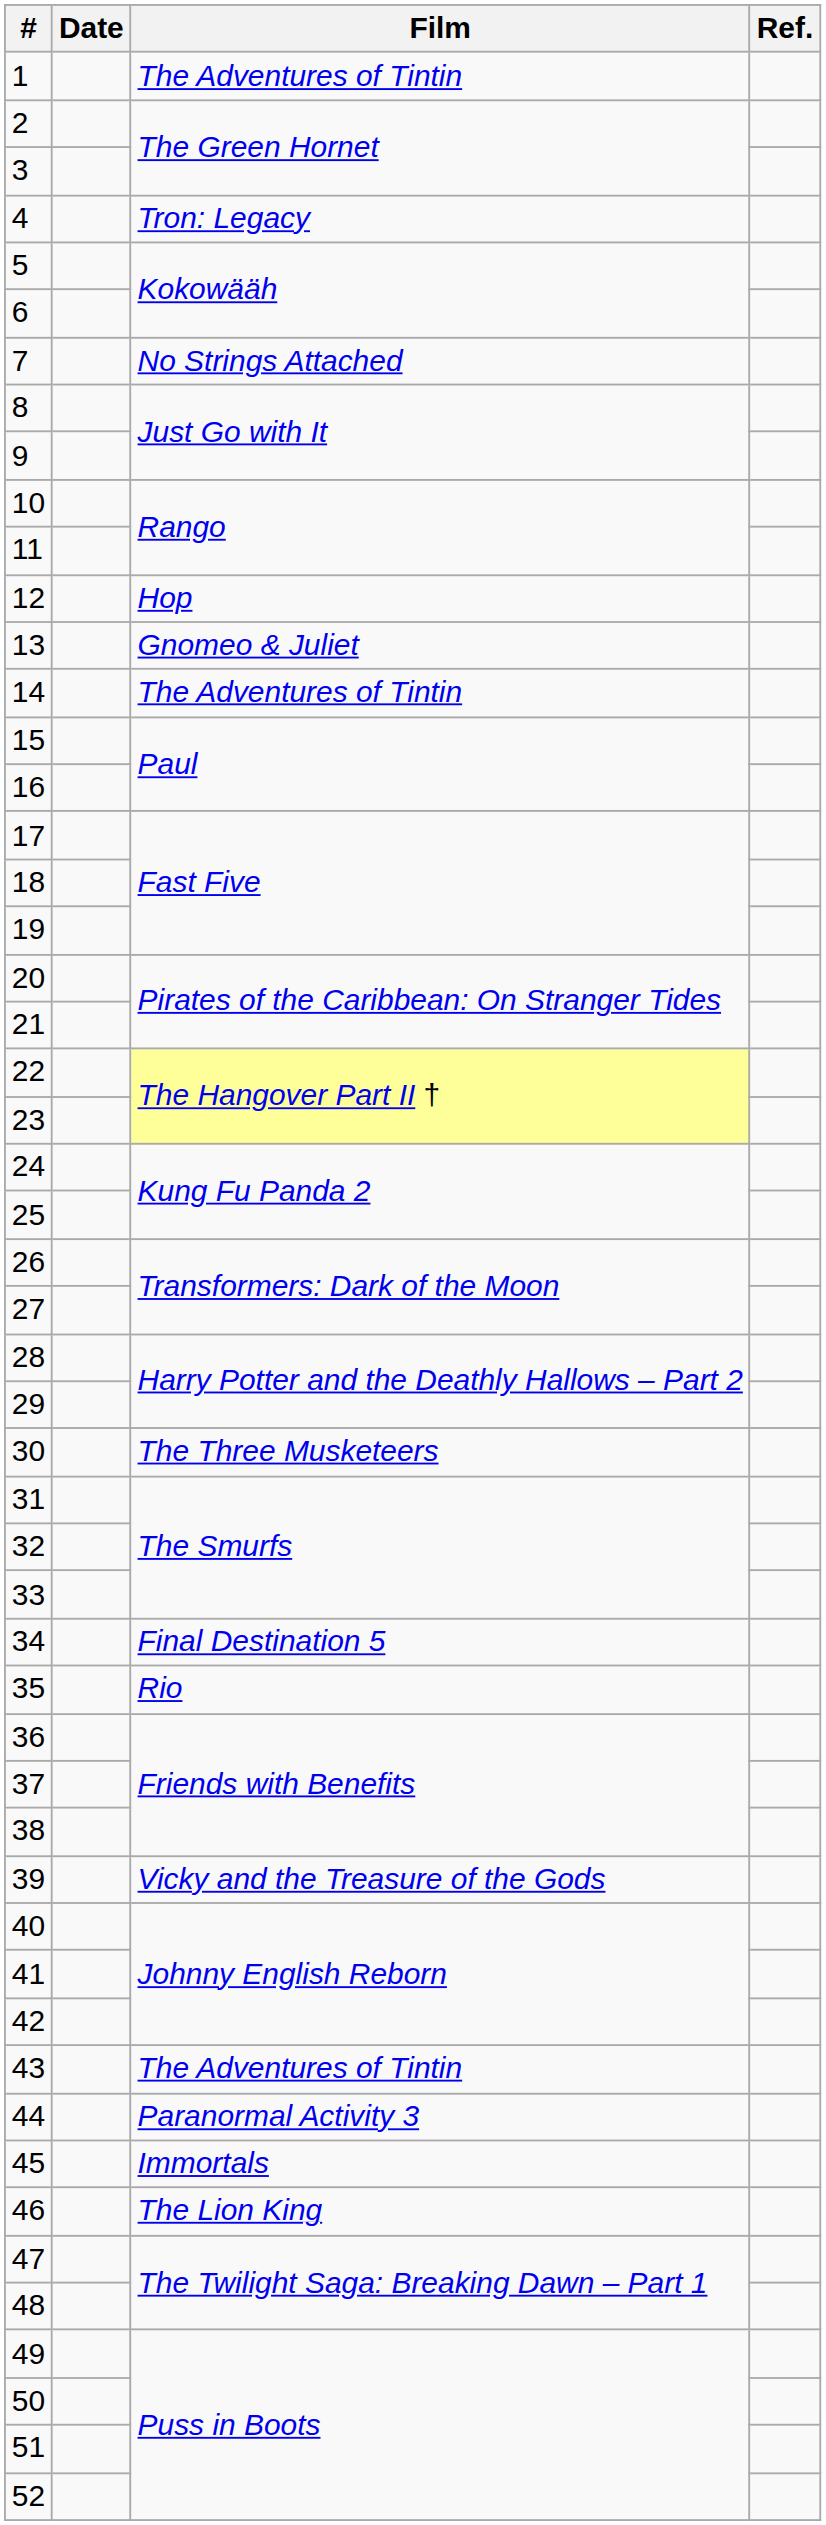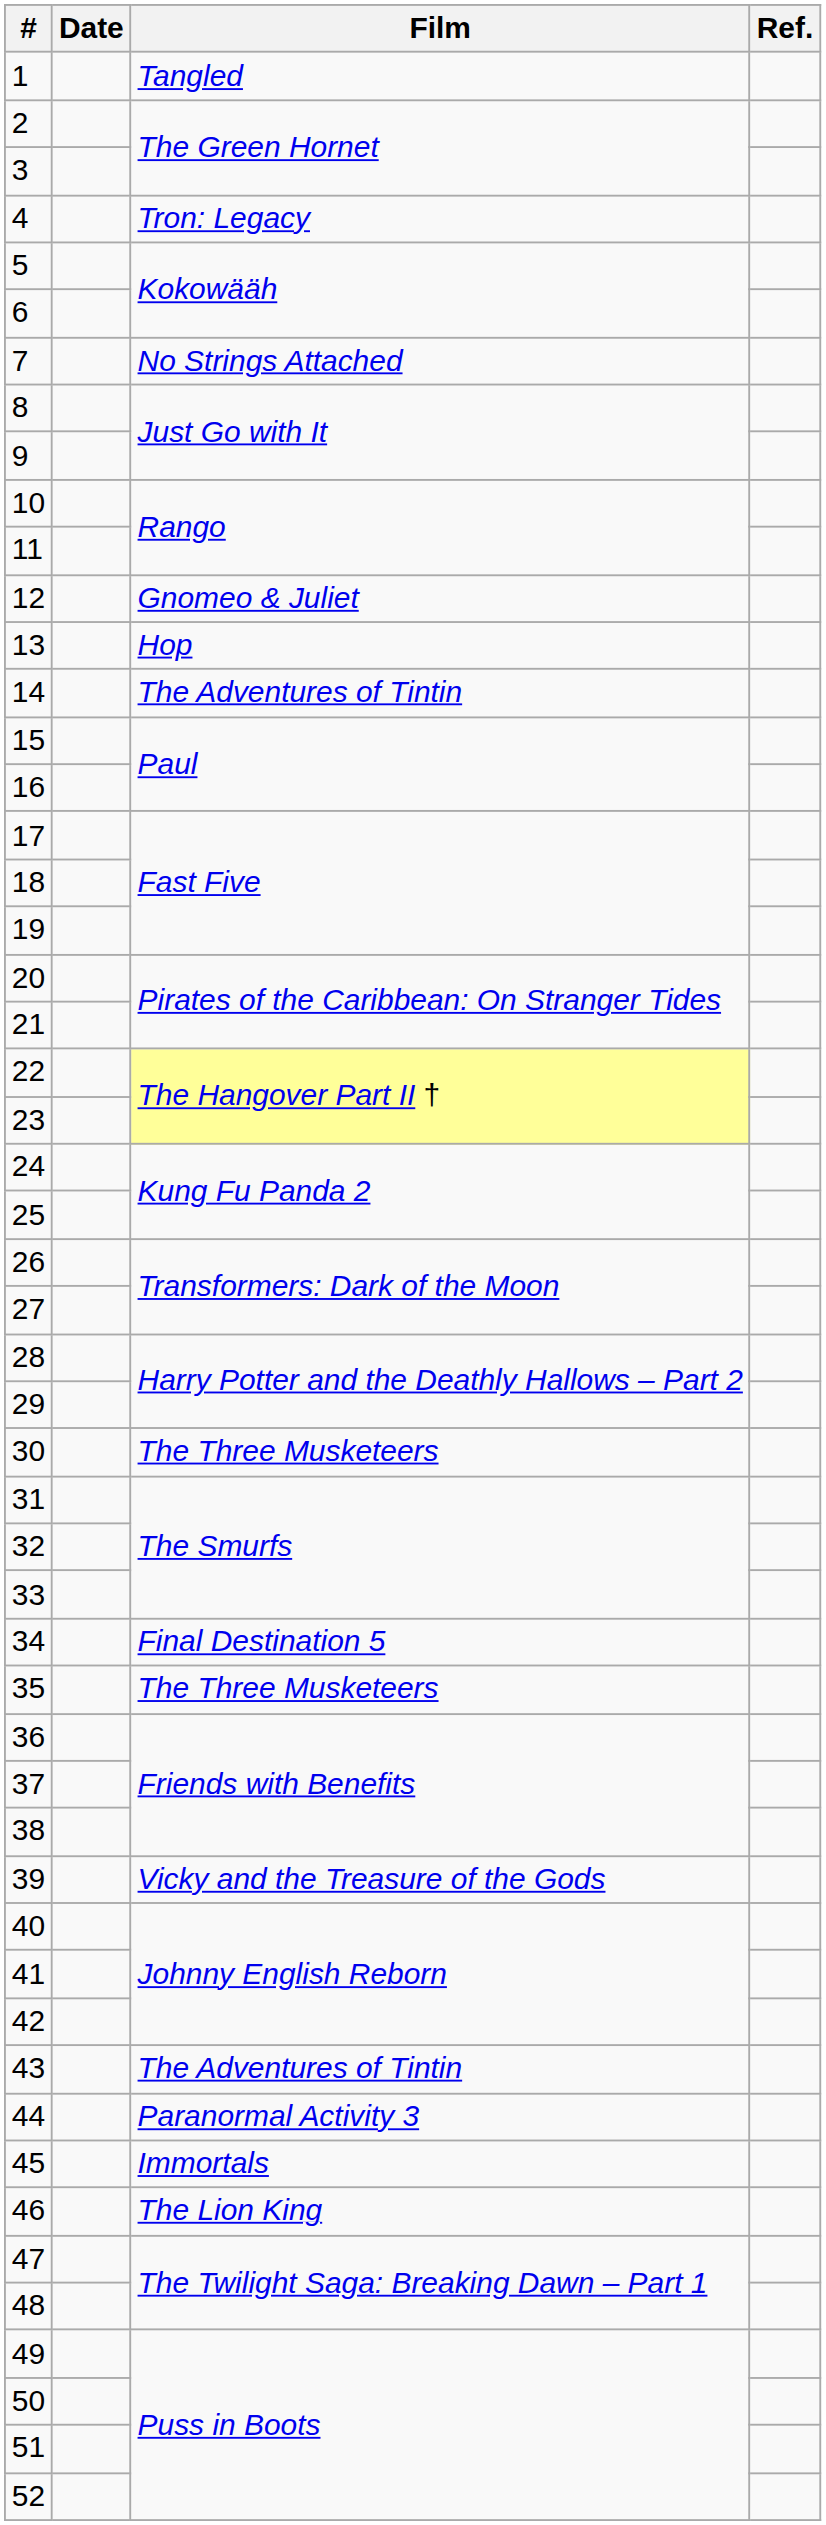(300, 75) The Adventures of Tintin -> (190, 75) Tangled
(165, 597) Hop -> (248, 597) Gnomeo & Juliet
(248, 645) Gnomeo & Juliet -> (165, 645) Hop
(160, 1689) Rio -> (288, 1689) The Three Musketeers
